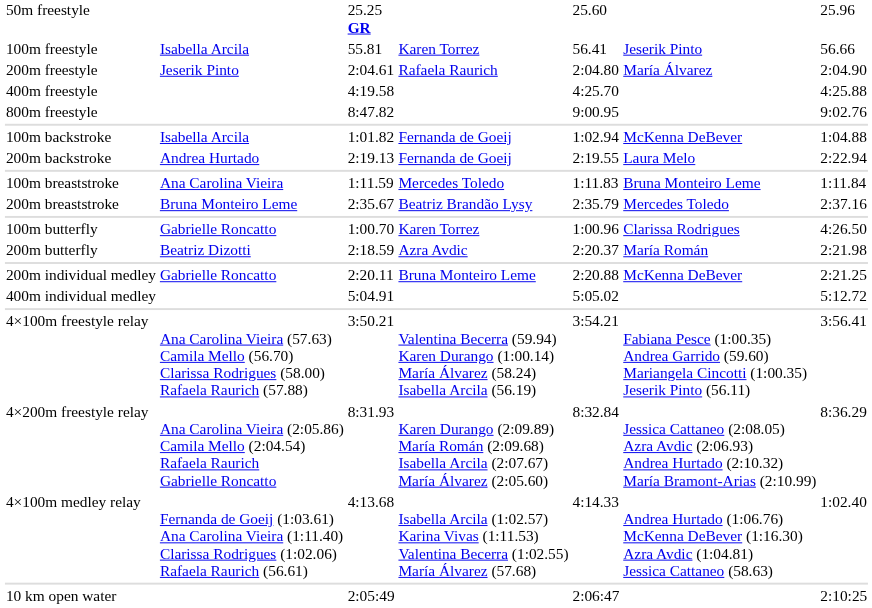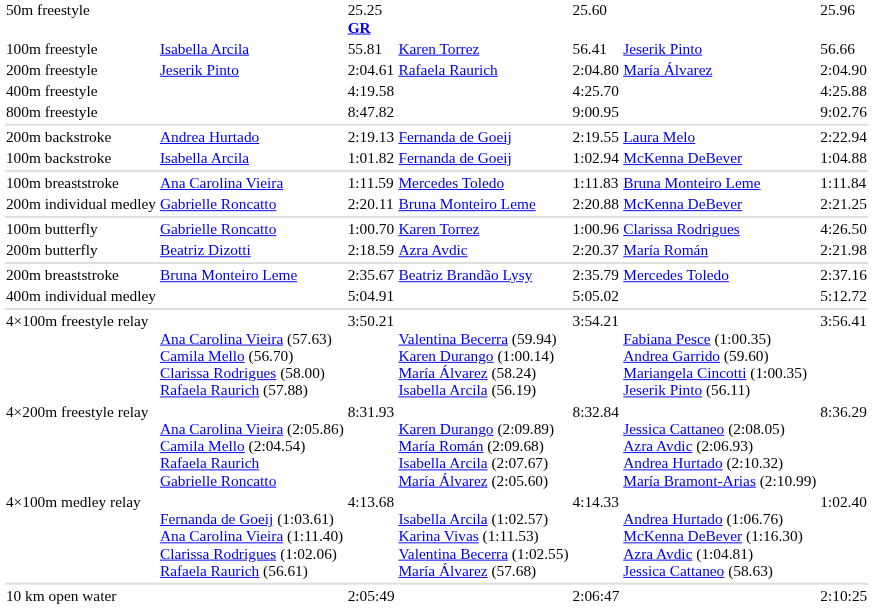rows swapped: (59, 137) <-> (59, 158)
rows swapped: (62, 204) <-> (81, 275)
